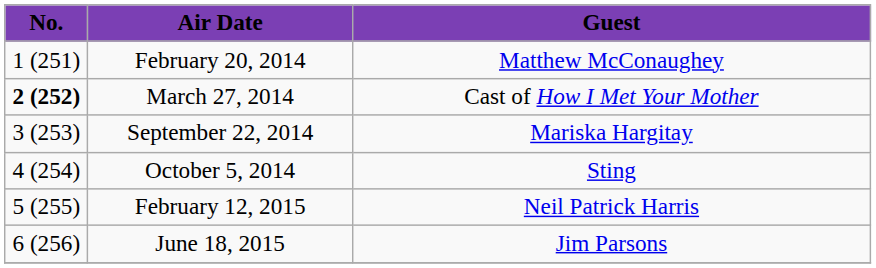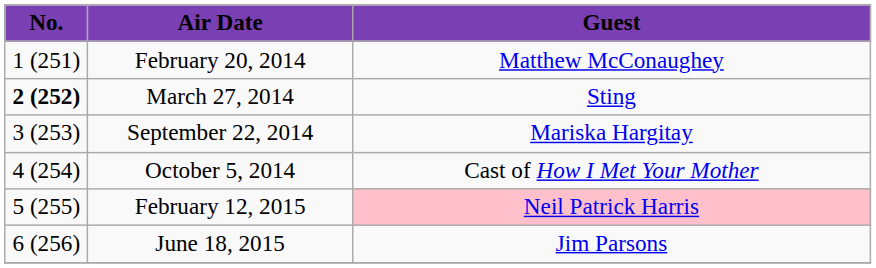(611, 96) Cast of How I Met Your Mother -> (611, 96) Sting
(611, 170) Sting -> (611, 170) Cast of How I Met Your Mother
(611, 206) no background -> (611, 206) pink background
